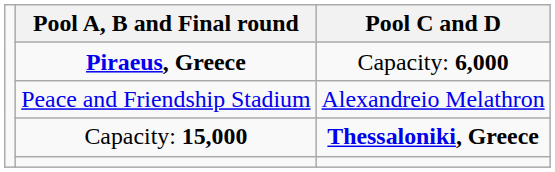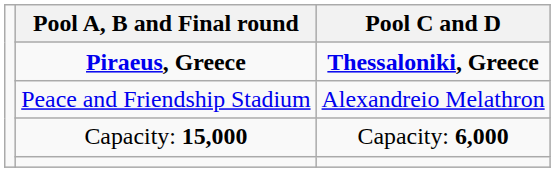(433, 61) Capacity: 6,000 -> (433, 61) Thessaloniki, Greece
(433, 136) Thessaloniki, Greece -> (433, 136) Capacity: 6,000
